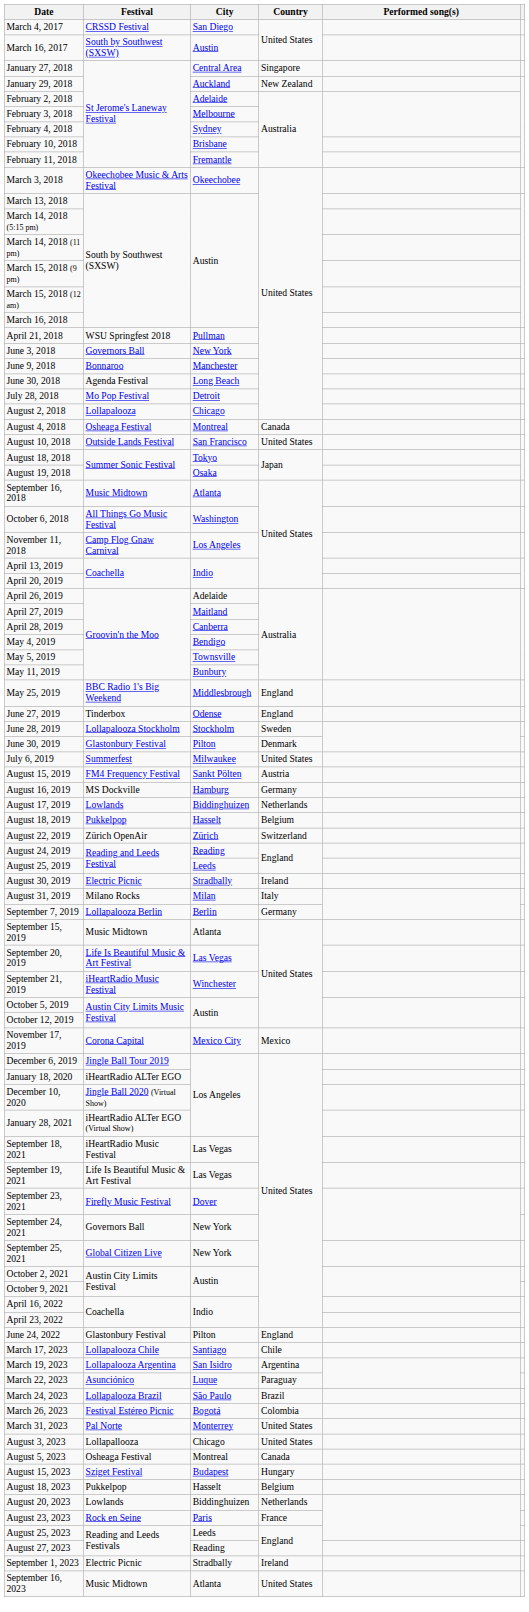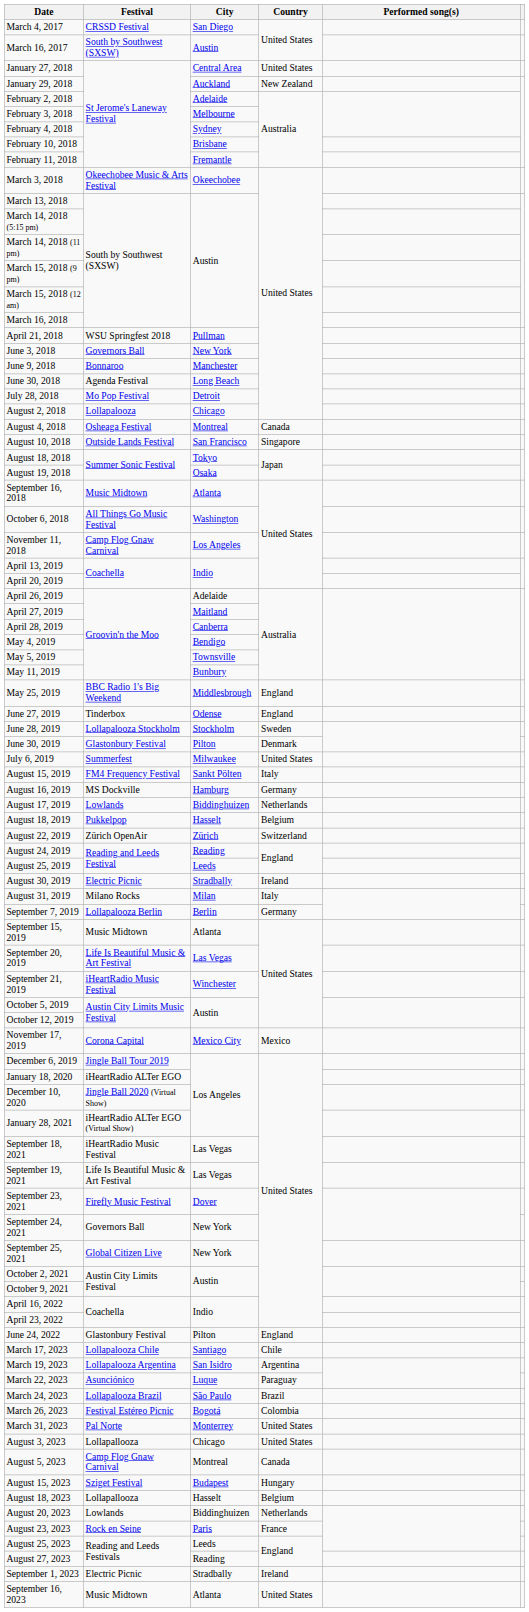(280, 68) Singapore -> (287, 68) United States
(287, 442) United States -> (280, 442) Singapore
(275, 774) Austria -> (270, 774) Italy
(119, 1456) Osheaga Festival -> (120, 1462) Camp Flog Gnaw Carnival
(106, 1487) Pukkelpop -> (112, 1498) Lollapallooza
